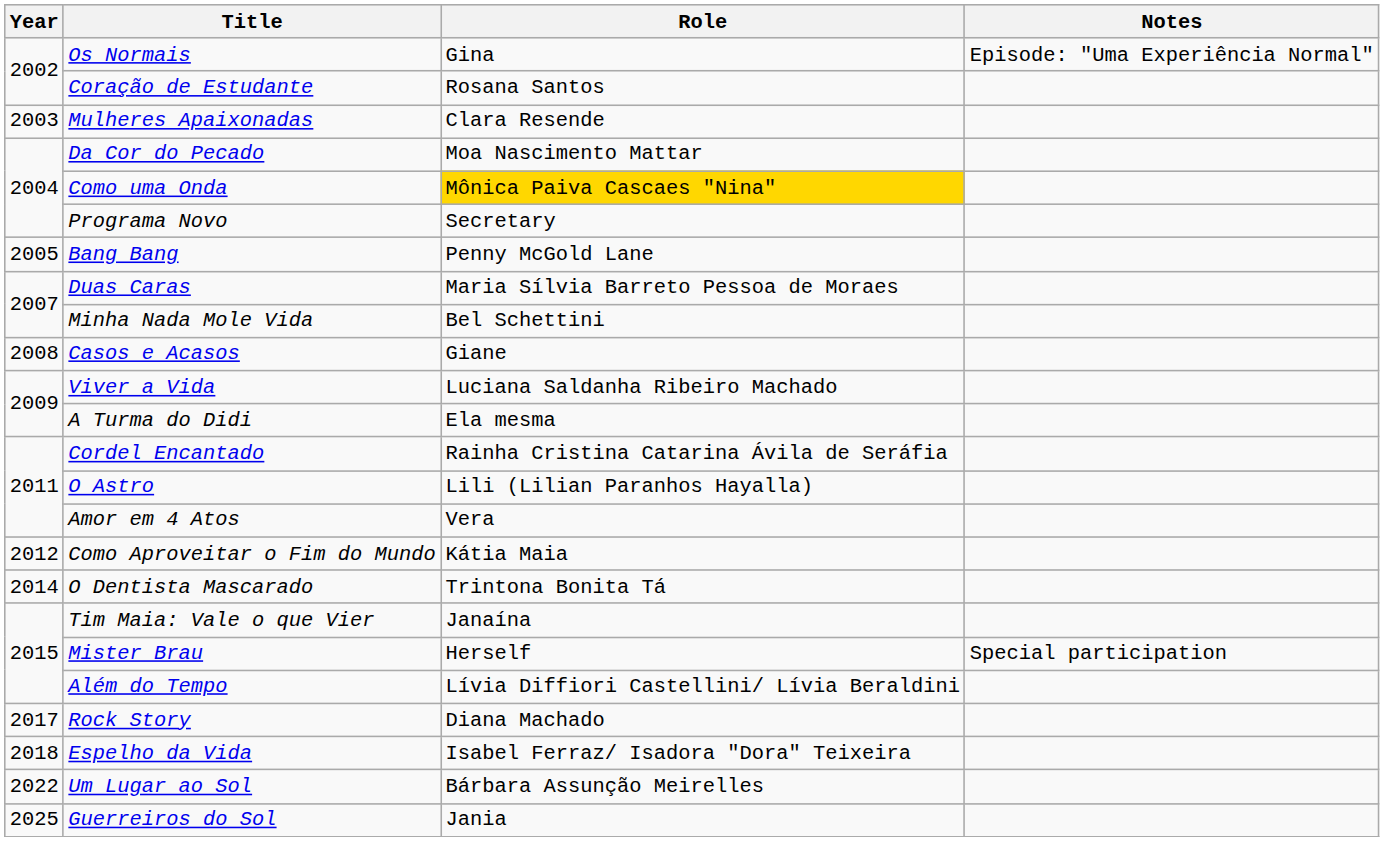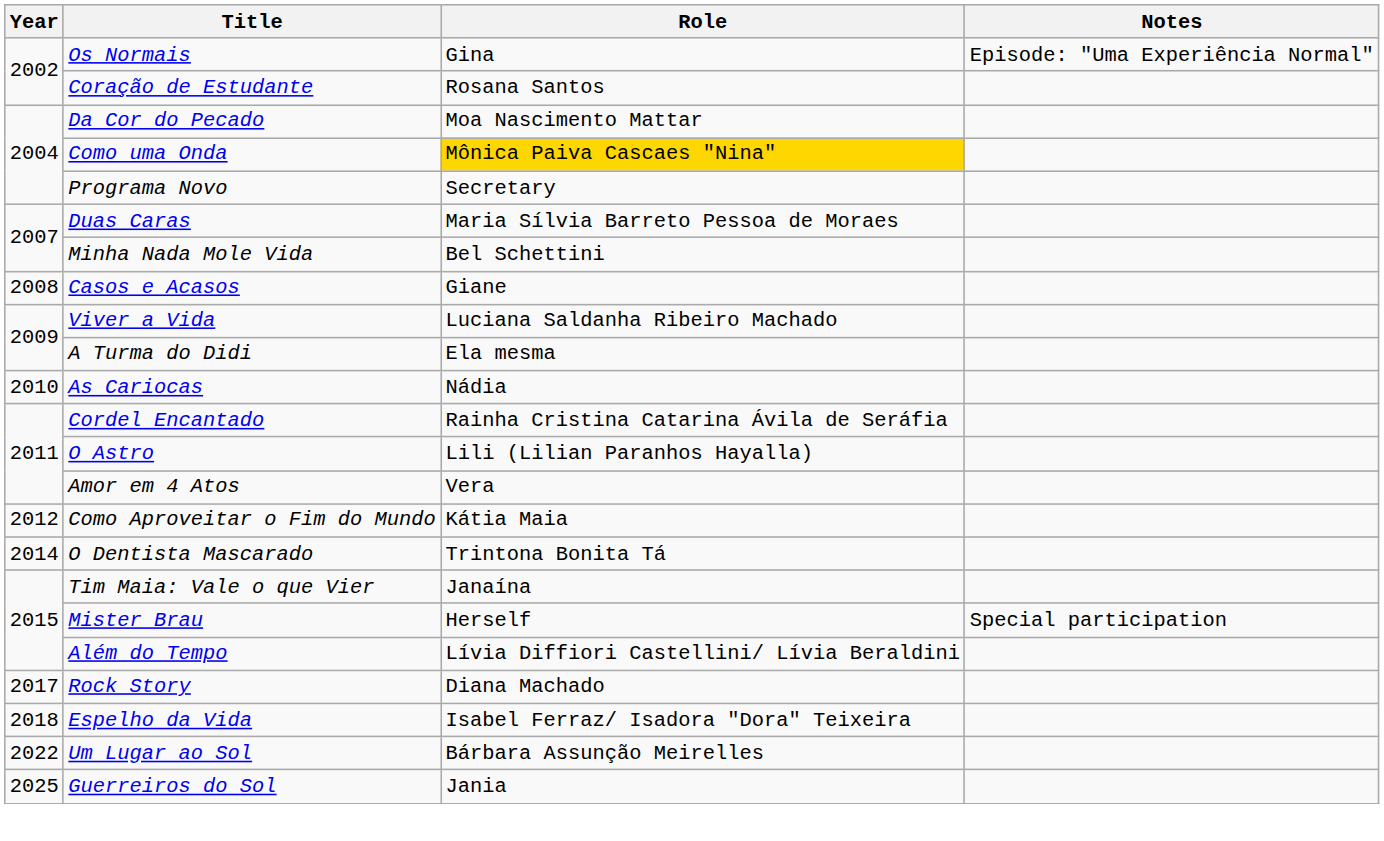- row: (191, 121)
- row: (123, 254)
+ row: (136, 387)
